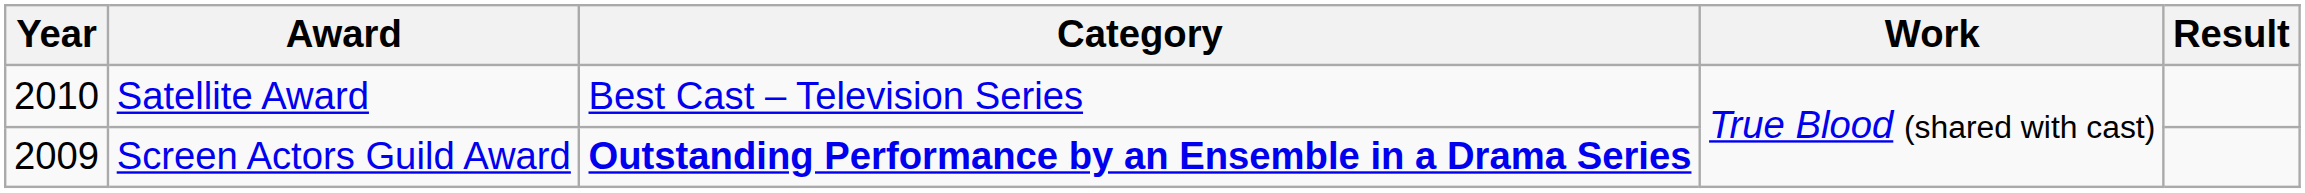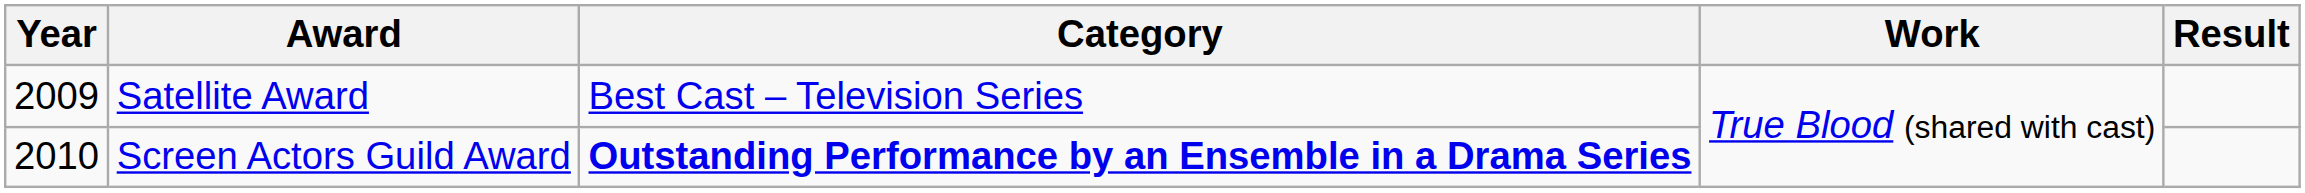(57, 95) 2010 -> (57, 95) 2009
(57, 156) 2009 -> (57, 156) 2010
